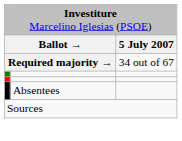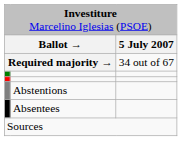+ row: (7, 91)
